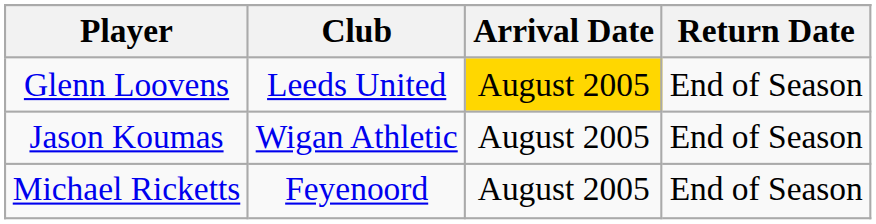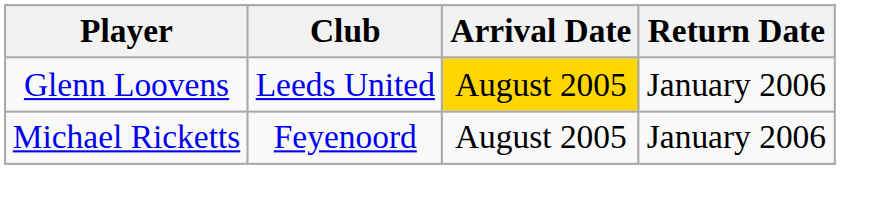(766, 84) End of Season -> (736, 84) January 2006
- row: (127, 137)
(766, 190) End of Season -> (736, 137) January 2006
